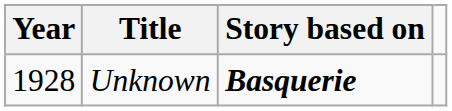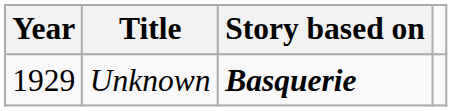(44, 79) 1928 -> (44, 79) 1929
